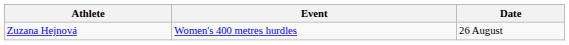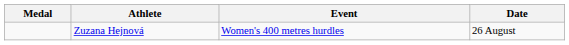+ column: (38, 13)
